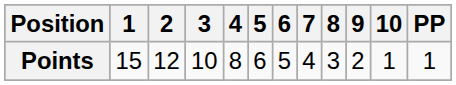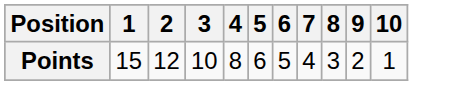- column: (429, 23)
